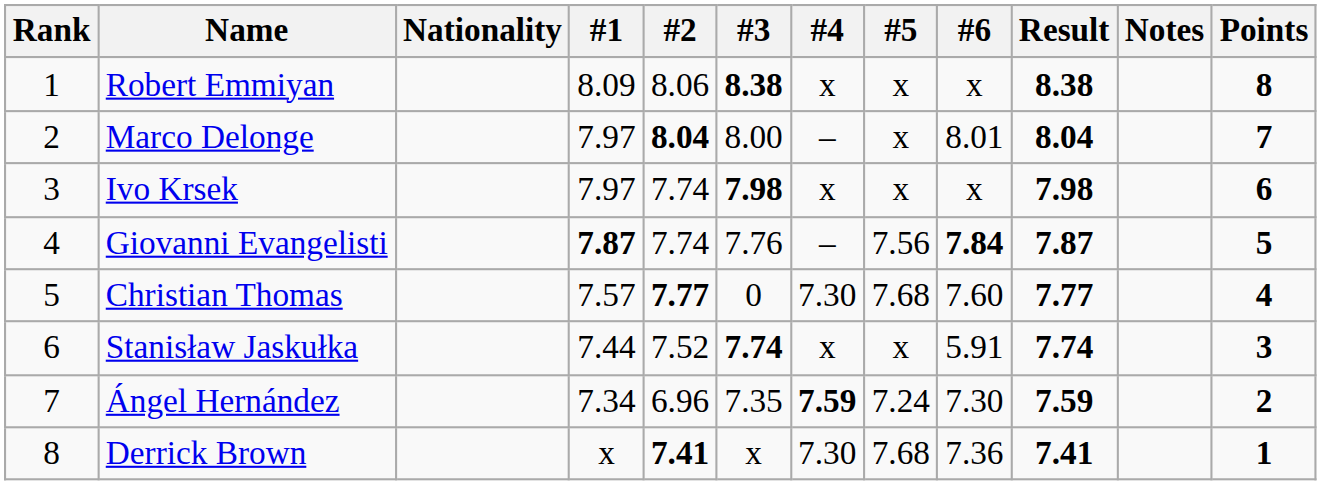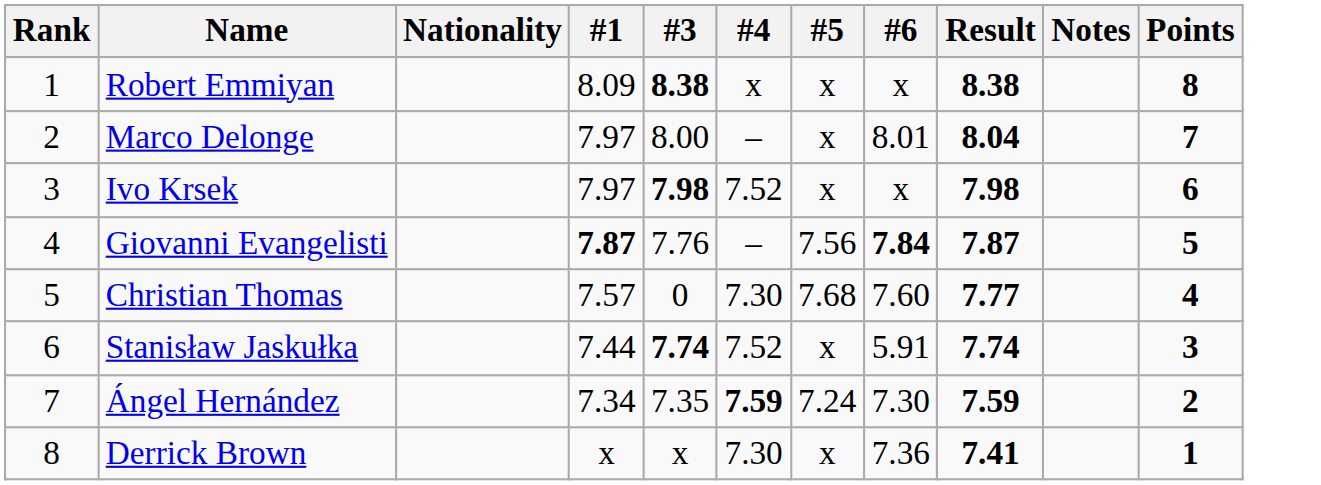- column: (680, 30)
(827, 189) x -> (754, 189) 7.52
(827, 347) x -> (754, 347) 7.52
(901, 453) 7.68 -> (827, 453) x
